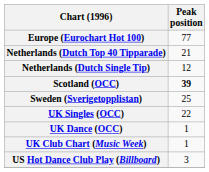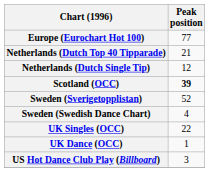(186, 99) 25 -> (186, 99) 52
+ row: (86, 114)
- row: (86, 144)
